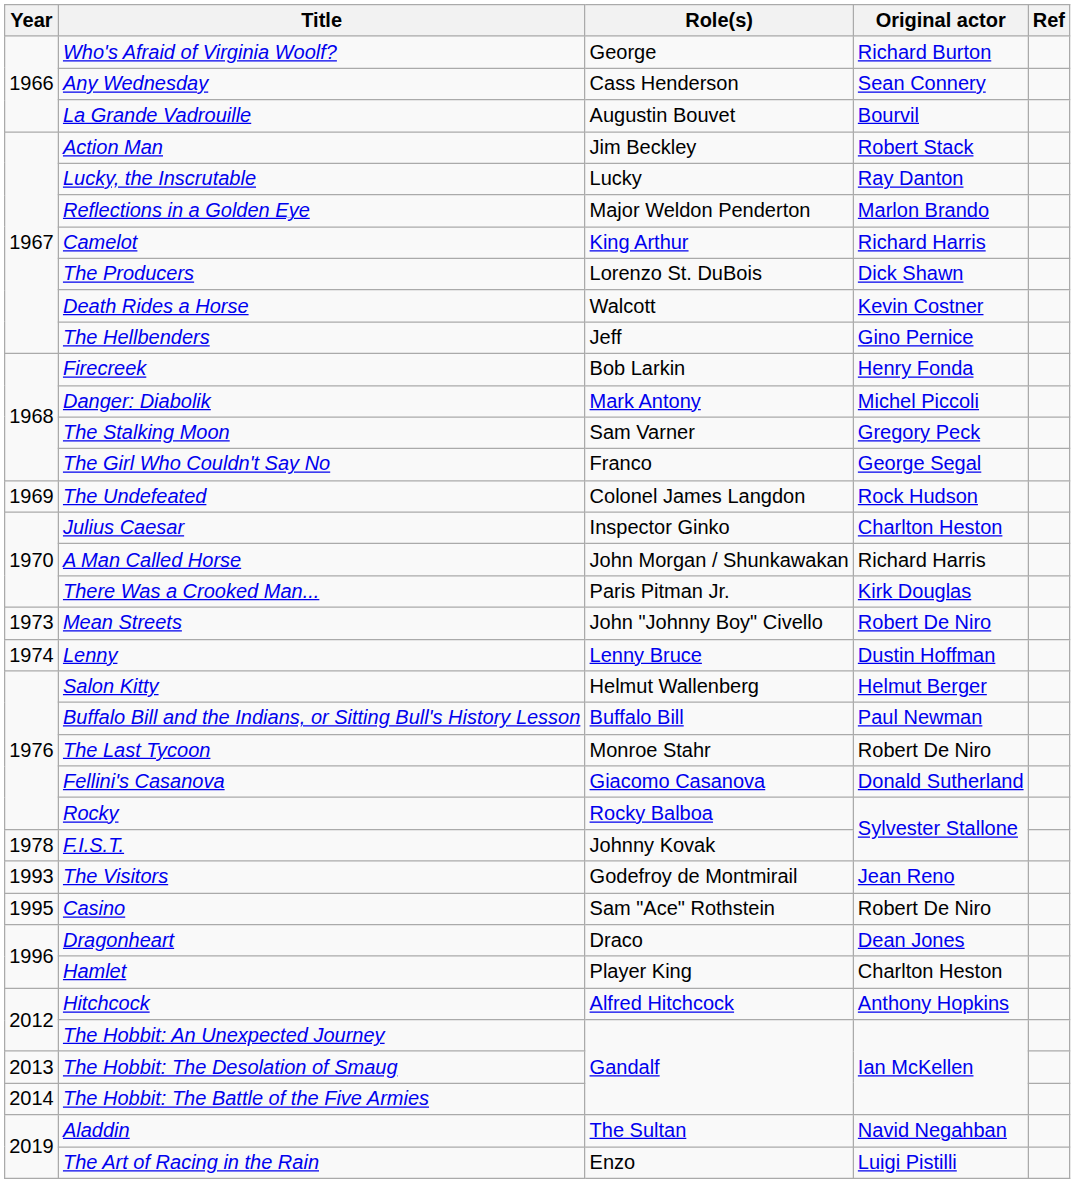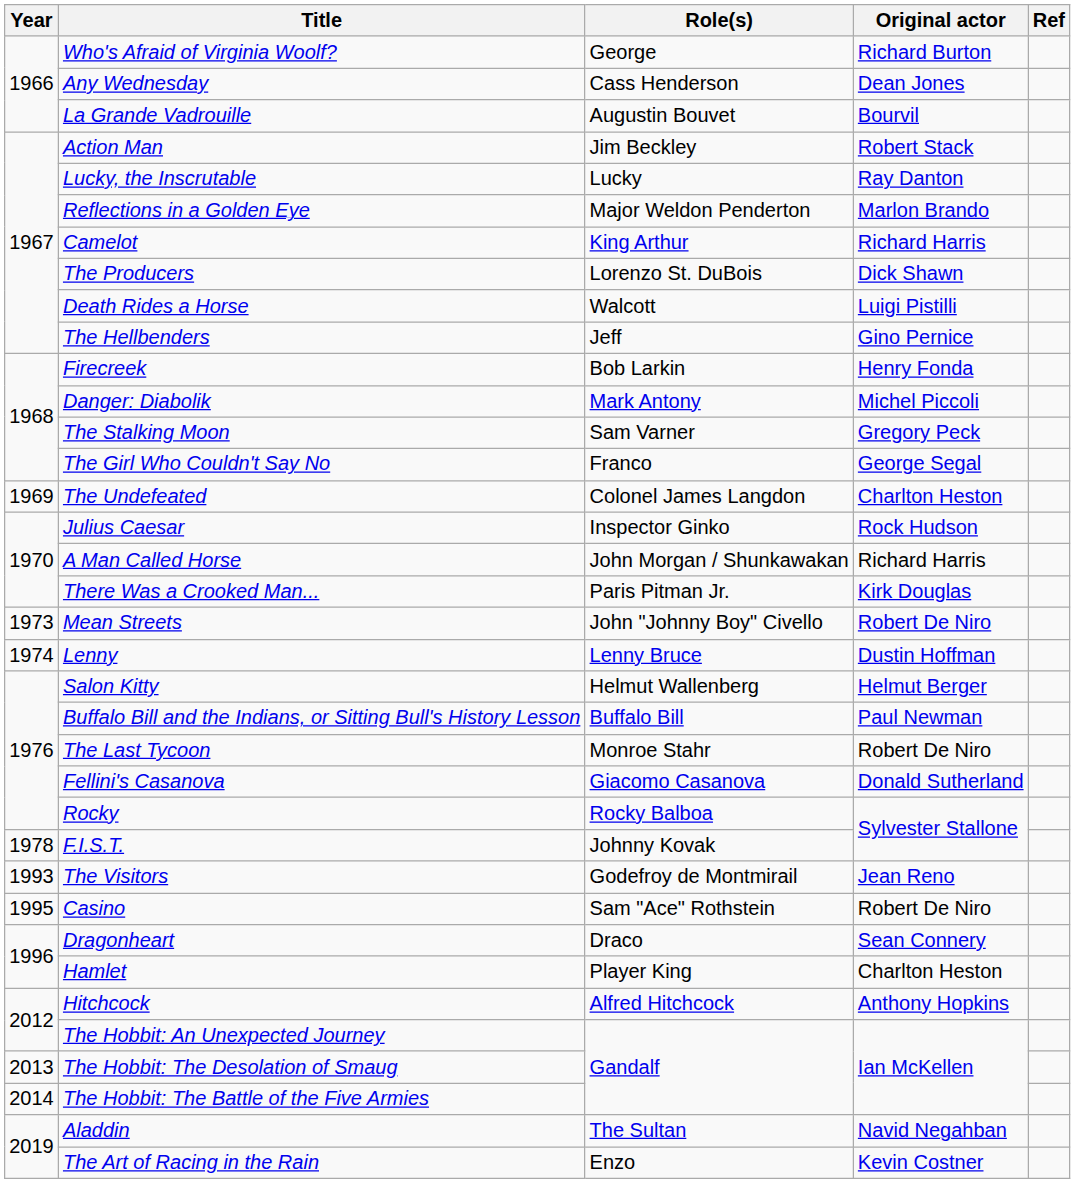(922, 83) Sean Connery -> (911, 83) Dean Jones
(921, 305) Kevin Costner -> (907, 305) Luigi Pistilli
(918, 496) Rock Hudson -> (930, 496) Charlton Heston
(930, 527) Charlton Heston -> (918, 527) Rock Hudson
(911, 940) Dean Jones -> (922, 940) Sean Connery
(907, 1162) Luigi Pistilli -> (921, 1162) Kevin Costner
